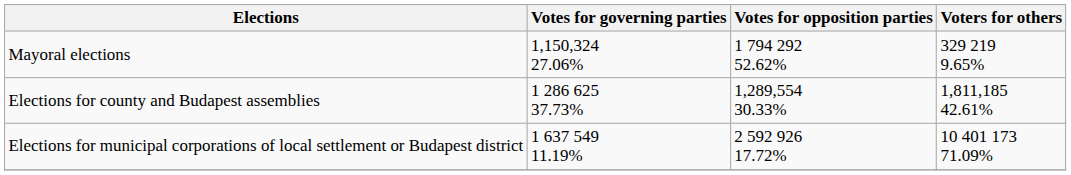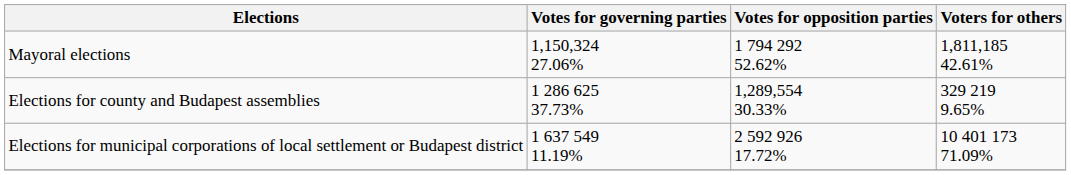(968, 54) 329 219 9.65% -> (974, 54) 1,811,185 42.61%
(974, 100) 1,811,185 42.61% -> (968, 100) 329 219 9.65%
